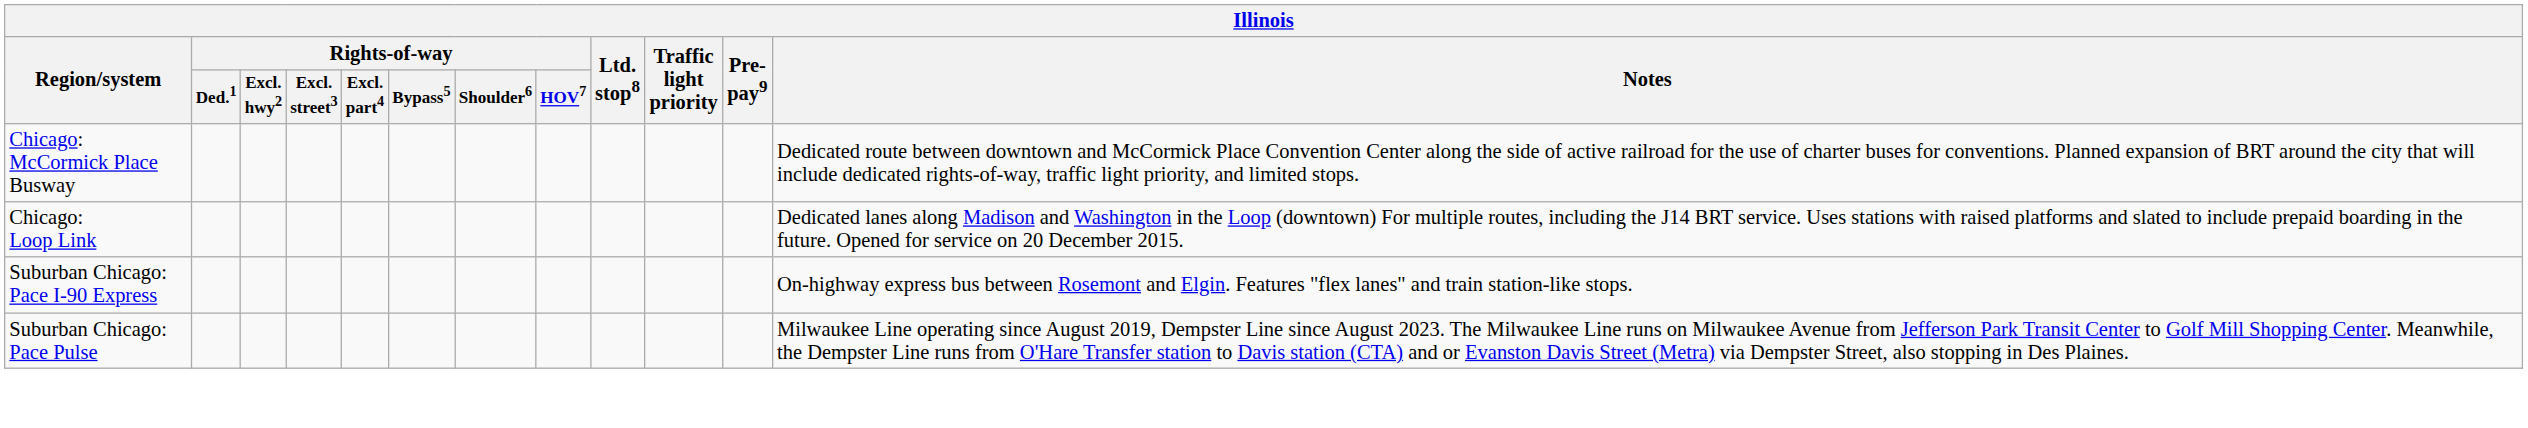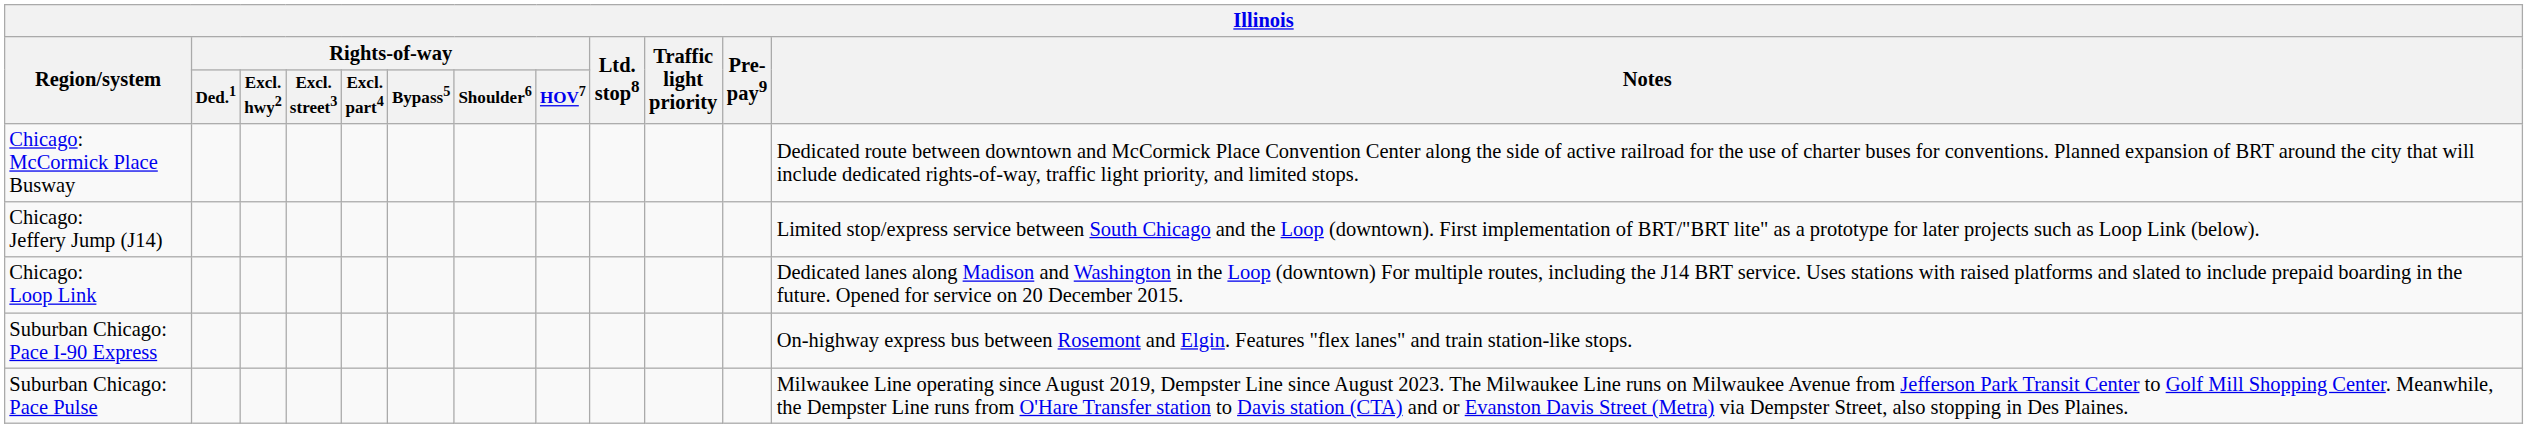+ row: (86, 229)
